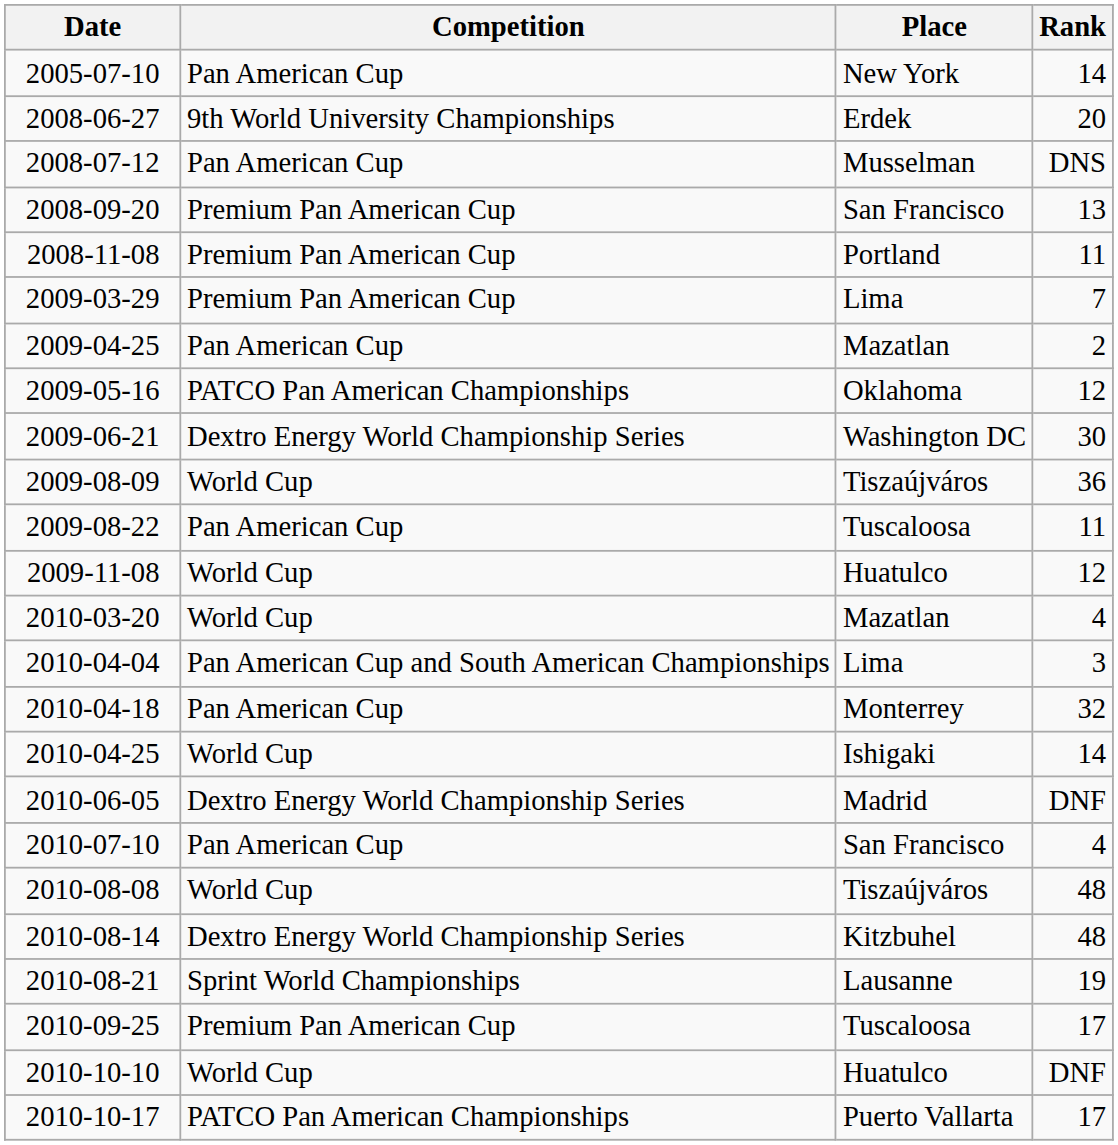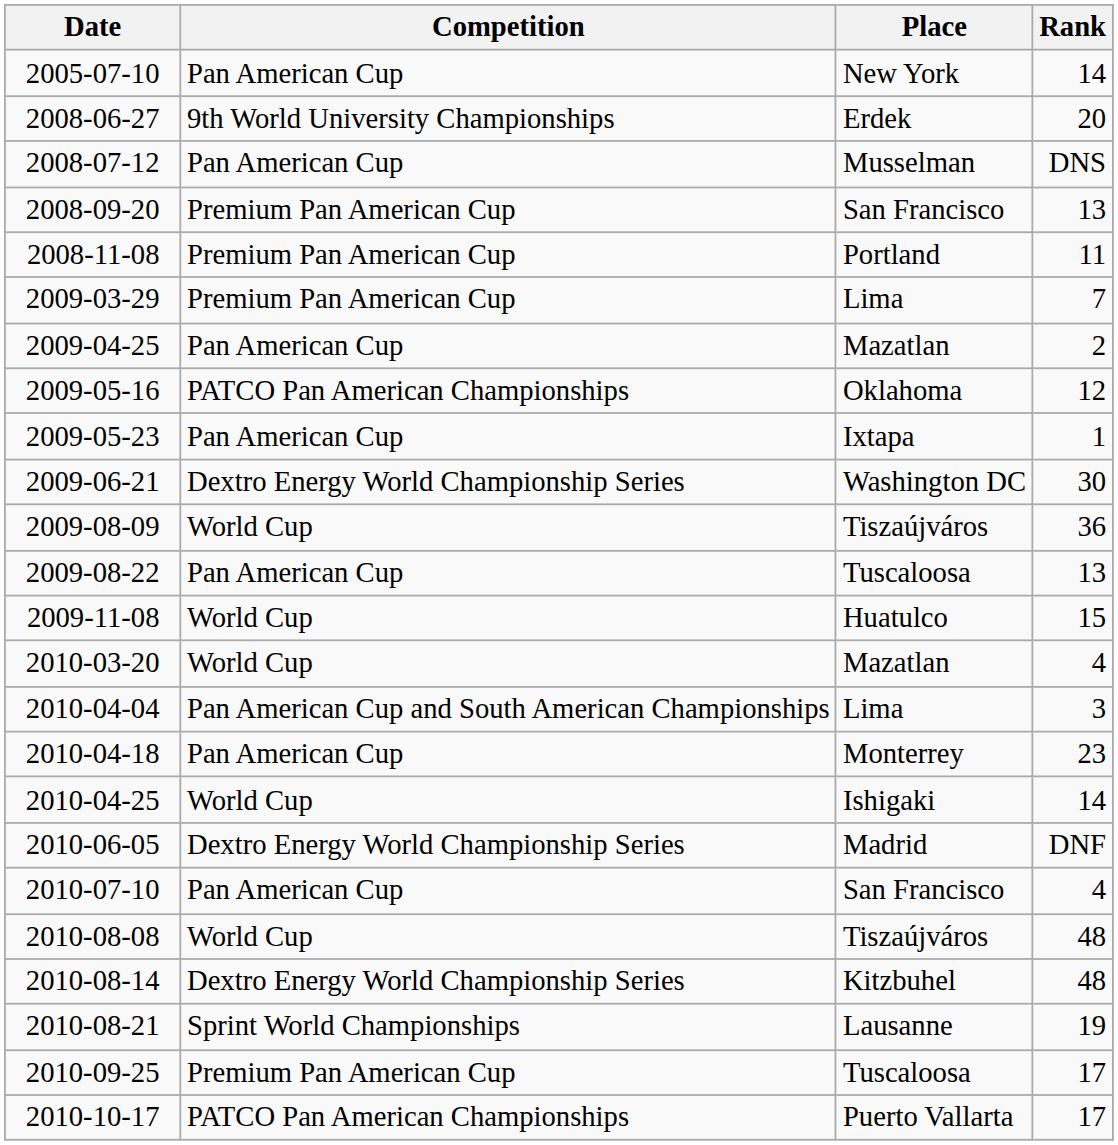+ row: (93, 436)
(1092, 526) 11 -> (1092, 572) 13
(1092, 572) 12 -> (1092, 617) 15
(1092, 708) 32 -> (1092, 753) 23
- row: (93, 1071)
